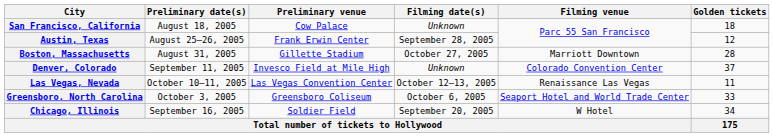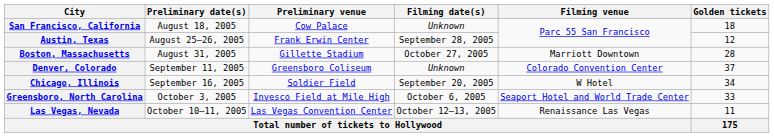(321, 68) Invesco Field at Mile High -> (321, 68) Greensboro Coliseum
rows swapped: (75, 111) <-> (75, 82)
(321, 97) Greensboro Coliseum -> (321, 97) Invesco Field at Mile High
